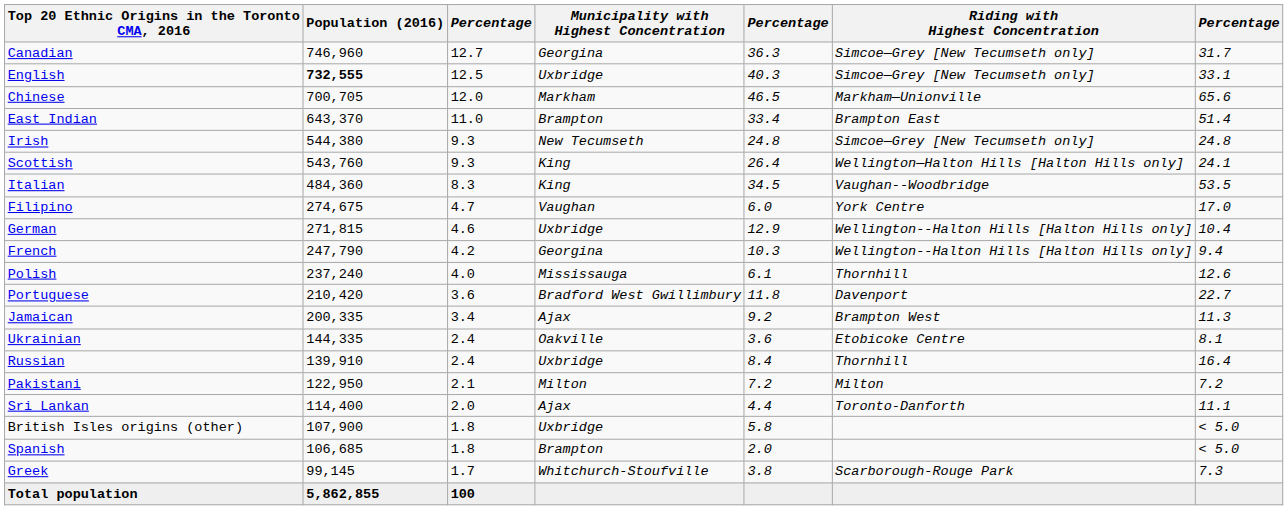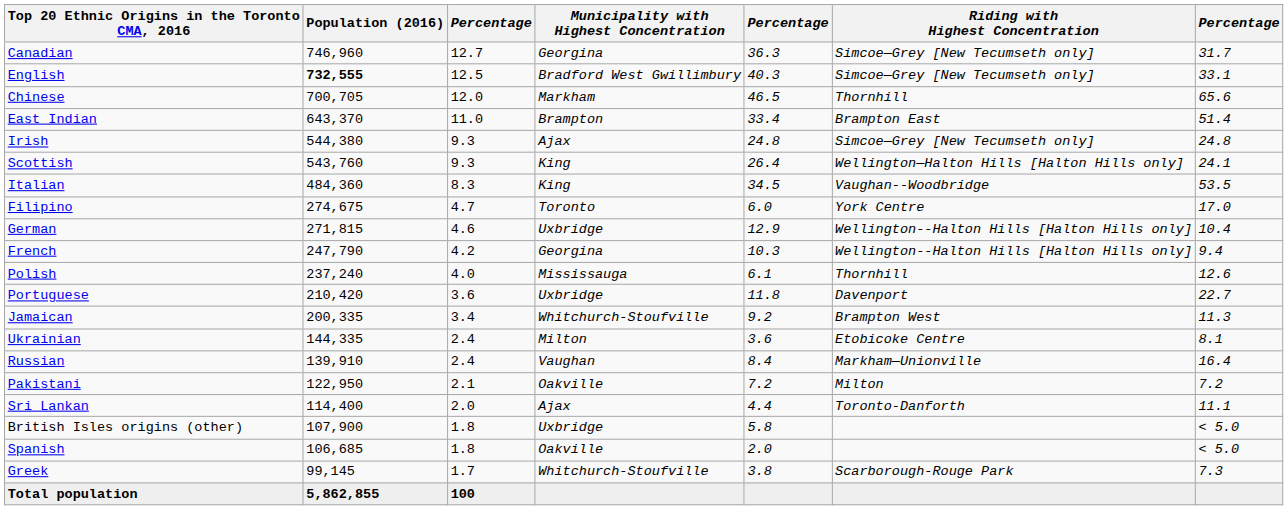(571, 75) Uxbridge -> (640, 75) Bradford West Gwillimbury
(908, 97) Markham—Unionville -> (872, 97) Thornhill
(591, 141) New Tecumseth -> (554, 141) Ajax
(567, 207) Vaughan -> (567, 207) Toronto
(640, 296) Bradford West Gwillimbury -> (571, 296) Uxbridge
(554, 318) Ajax -> (623, 318) Whitchurch-Stoufville
(571, 340) Oakville -> (563, 340) Milton
(571, 362) Uxbridge -> (567, 362) Vaughan
(872, 362) Thornhill -> (908, 362) Markham—Unionville
(563, 384) Milton -> (571, 384) Oakville
(571, 450) Brampton -> (571, 450) Oakville
